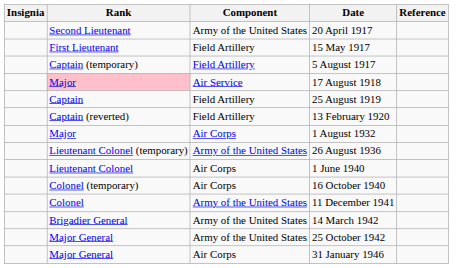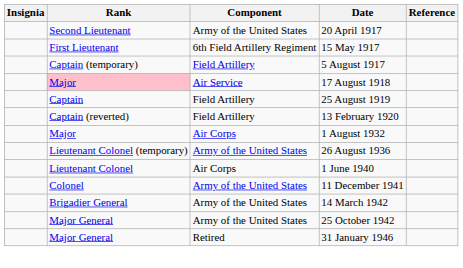(224, 47) Field Artillery -> (255, 47) 6th Field Artillery Regiment
- row: (349, 185)
(214, 254) Air Corps -> (209, 237) Retired
